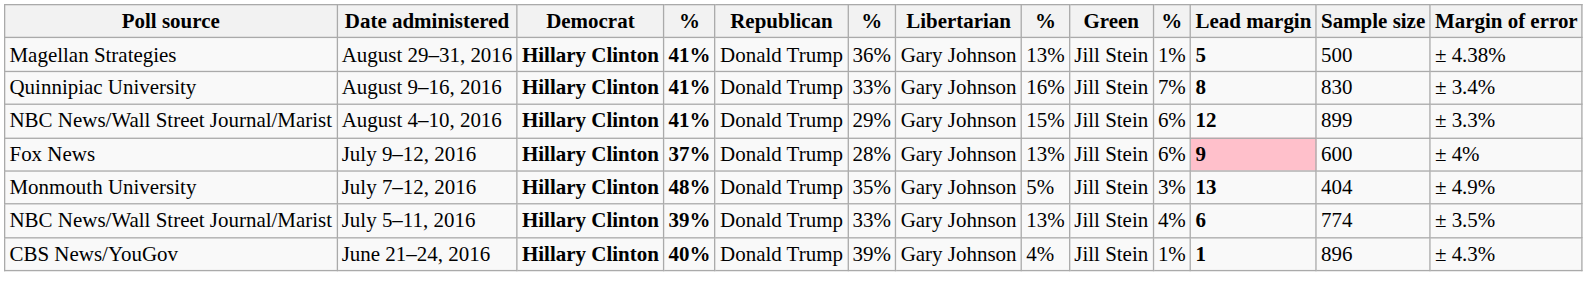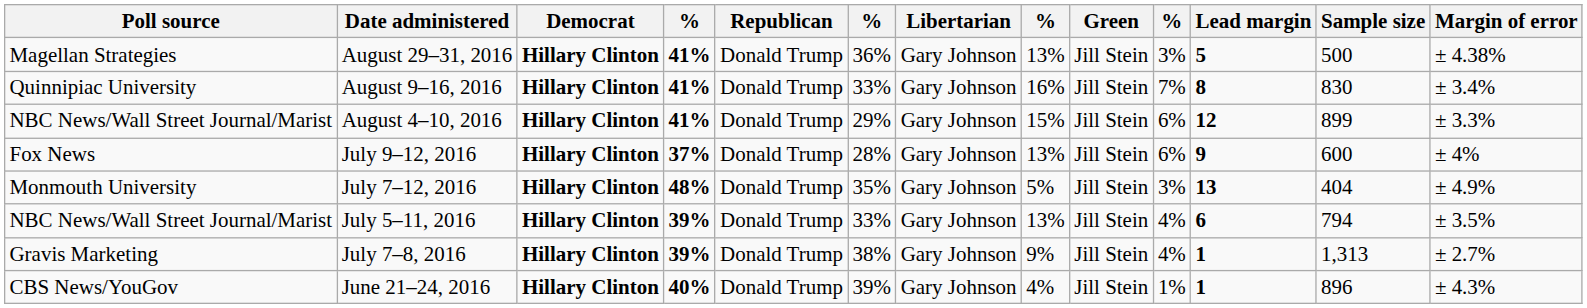(1172, 54) 1% -> (1172, 54) 3%
(1201, 154) pink background -> (1201, 154) no background
(1337, 220) 774 -> (1337, 220) 794
+ row: (404, 253)
